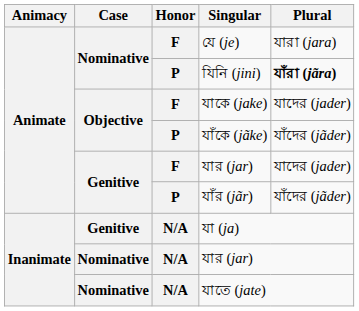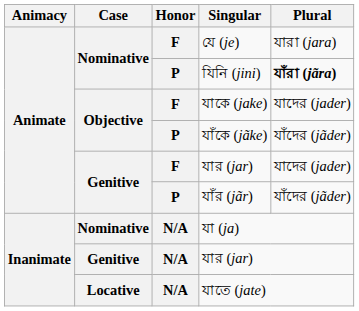(113, 228) Genitive -> (113, 228) Nominative
(113, 259) Nominative -> (113, 259) Genitive
(113, 290) Nominative -> (113, 290) Locative
